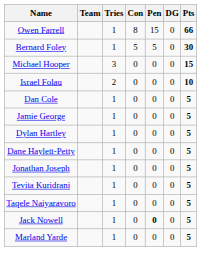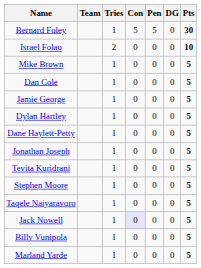- row: (41, 30)
- row: (41, 65)
+ row: (41, 65)
+ row: (41, 186)
(135, 220) no background -> (135, 220) lavender background
(154, 220) bold -> (154, 220) normal
+ row: (41, 238)
